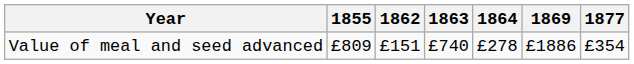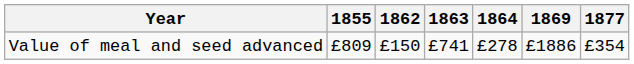(400, 46) £151 -> (400, 46) £150
(449, 46) £740 -> (449, 46) £741
